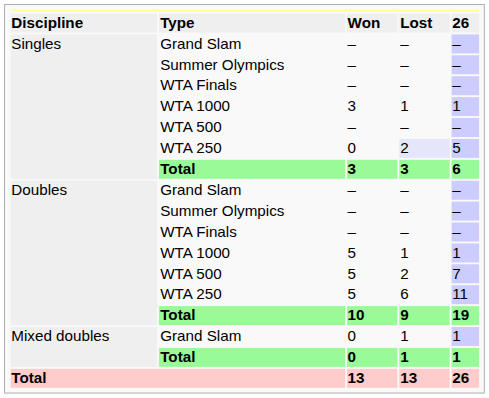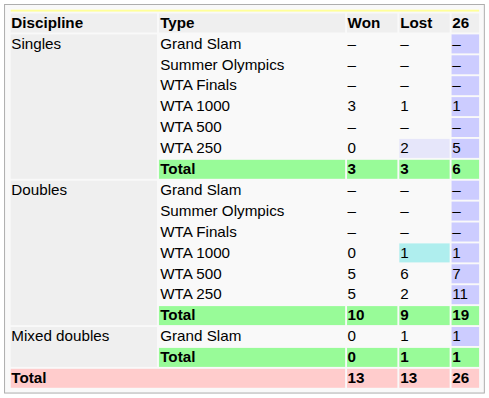(352, 253) 5 -> (352, 253) 0
(404, 253) no background -> (404, 253) paleturquoise background
(404, 274) 2 -> (404, 274) 6
(404, 294) 6 -> (404, 294) 2
